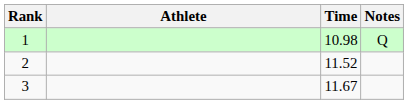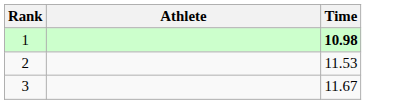- column: (382, 16)
(341, 39) normal -> (341, 39) bold
(341, 63) 11.52 -> (341, 63) 11.53
